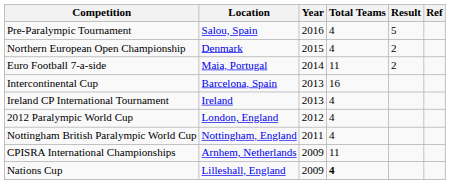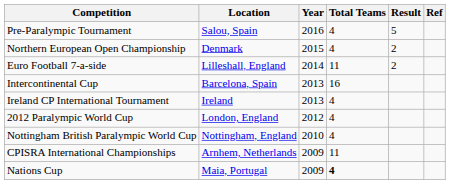(234, 65) Maia, Portugal -> (244, 65) Lilleshall, England
(313, 135) 2011 -> (313, 135) 2010
(244, 170) Lilleshall, England -> (234, 170) Maia, Portugal
